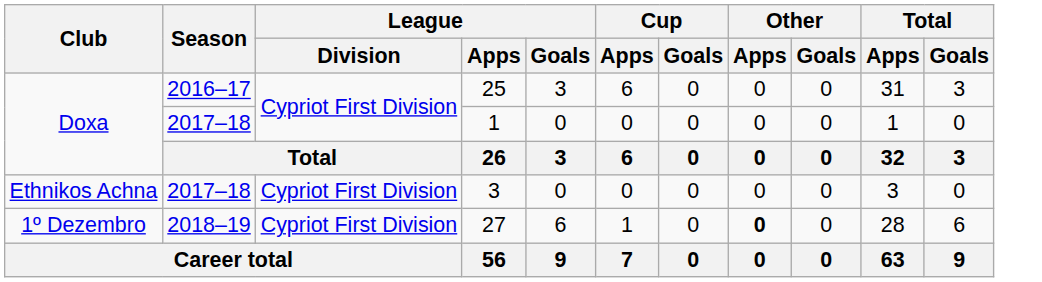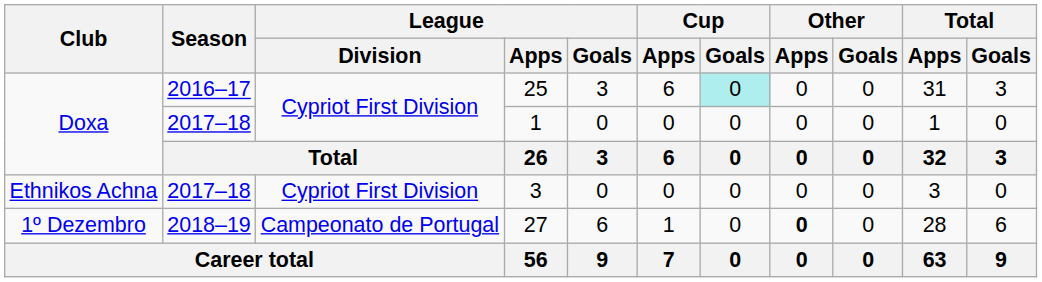(693, 89) no background -> (735, 89) paleturquoise background
(359, 225) Cypriot First Division -> (380, 225) Campeonato de Portugal
